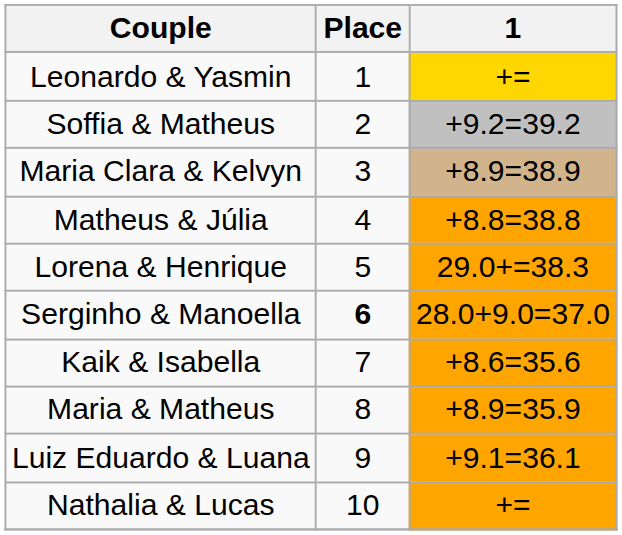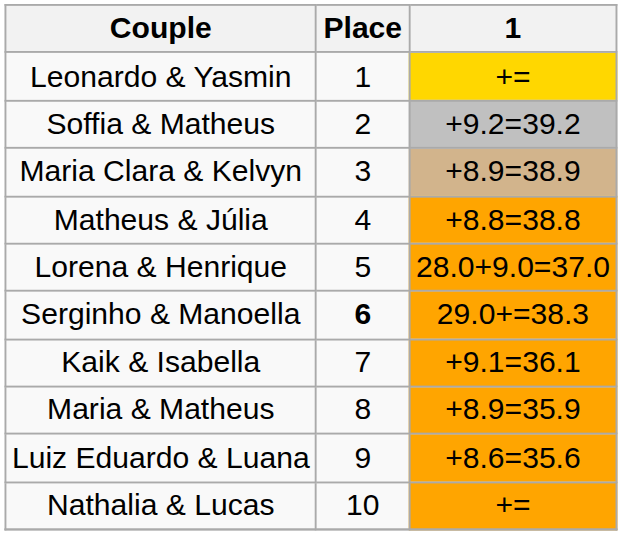(513, 266) 29.0+=38.3 -> (513, 266) 28.0+9.0=37.0
(513, 314) 28.0+9.0=37.0 -> (513, 314) 29.0+=38.3
(513, 362) +8.6=35.6 -> (513, 362) +9.1=36.1
(513, 457) +9.1=36.1 -> (513, 457) +8.6=35.6
